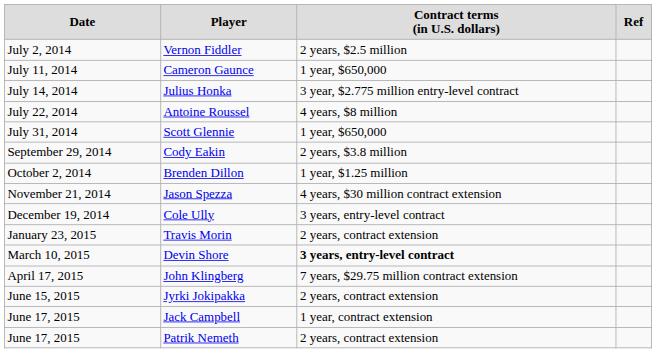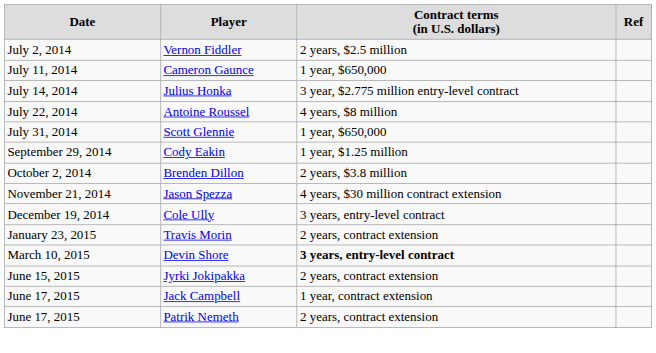(353, 152) 2 years, $3.8 million -> (354, 152) 1 year, $1.25 million
(354, 173) 1 year, $1.25 million -> (353, 173) 2 years, $3.8 million
- row: (203, 276)
